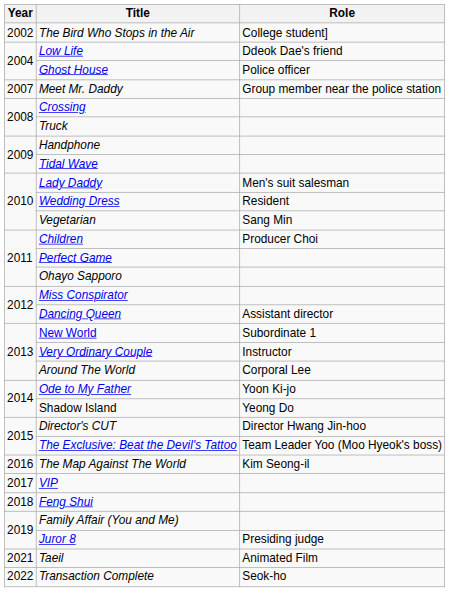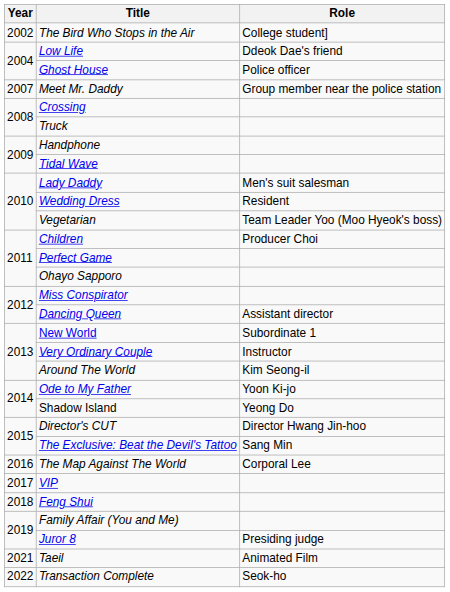(267, 220) Sang Min -> (342, 220) Team Leader Yoo (Moo Hyeok's boss)
(277, 370) Corporal Lee -> (276, 370) Kim Seong-il
(342, 445) Team Leader Yoo (Moo Hyeok's boss) -> (267, 445) Sang Min
(276, 464) Kim Seong-il -> (277, 464) Corporal Lee
